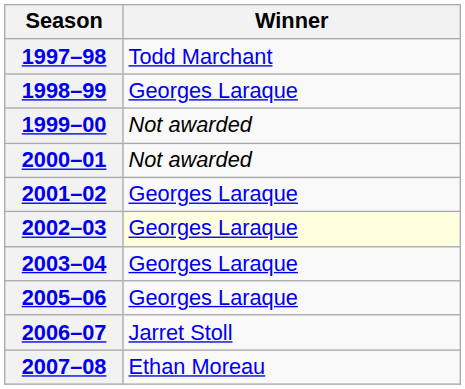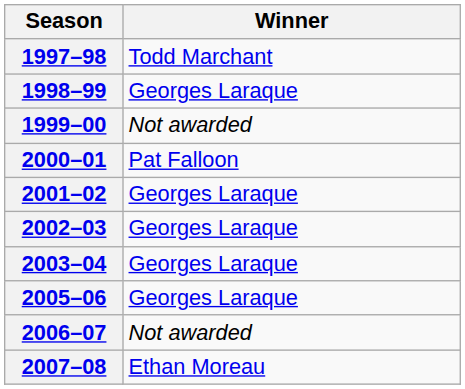(190, 159) Not awarded -> (184, 159) Pat Falloon
(213, 228) lightyellow background -> (213, 228) no background
(181, 332) Jarret Stoll -> (190, 332) Not awarded
